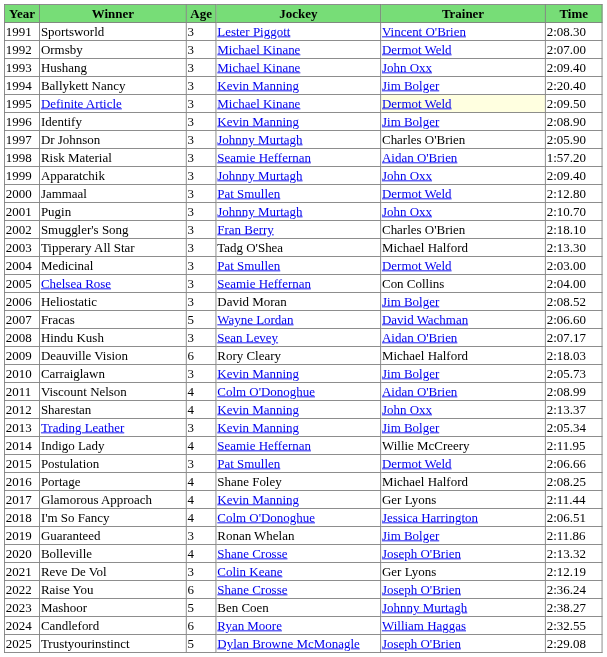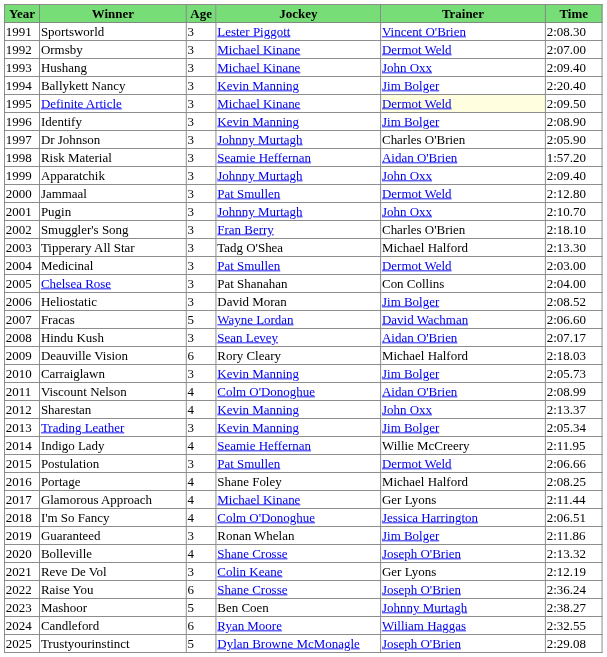(264, 283) Seamie Heffernan -> (252, 283) Pat Shanahan
(258, 499) Kevin Manning -> (259, 499) Michael Kinane
